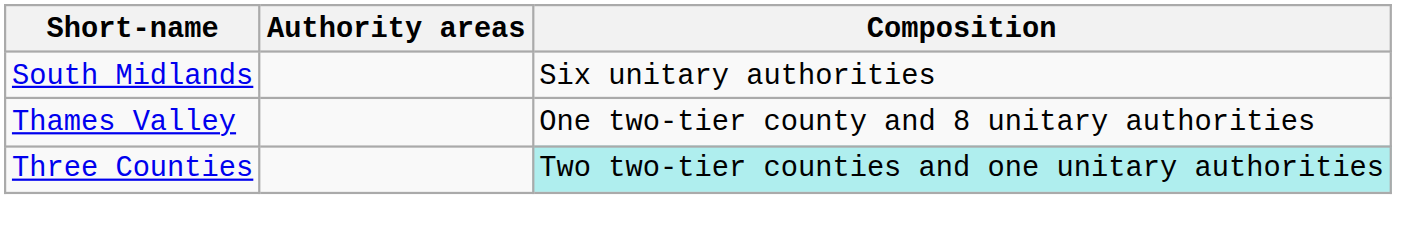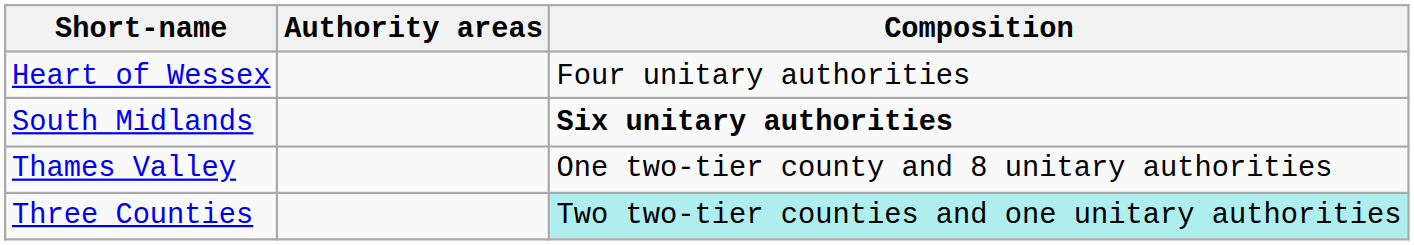+ row: (141, 75)
(738, 75) normal -> (755, 122) bold
